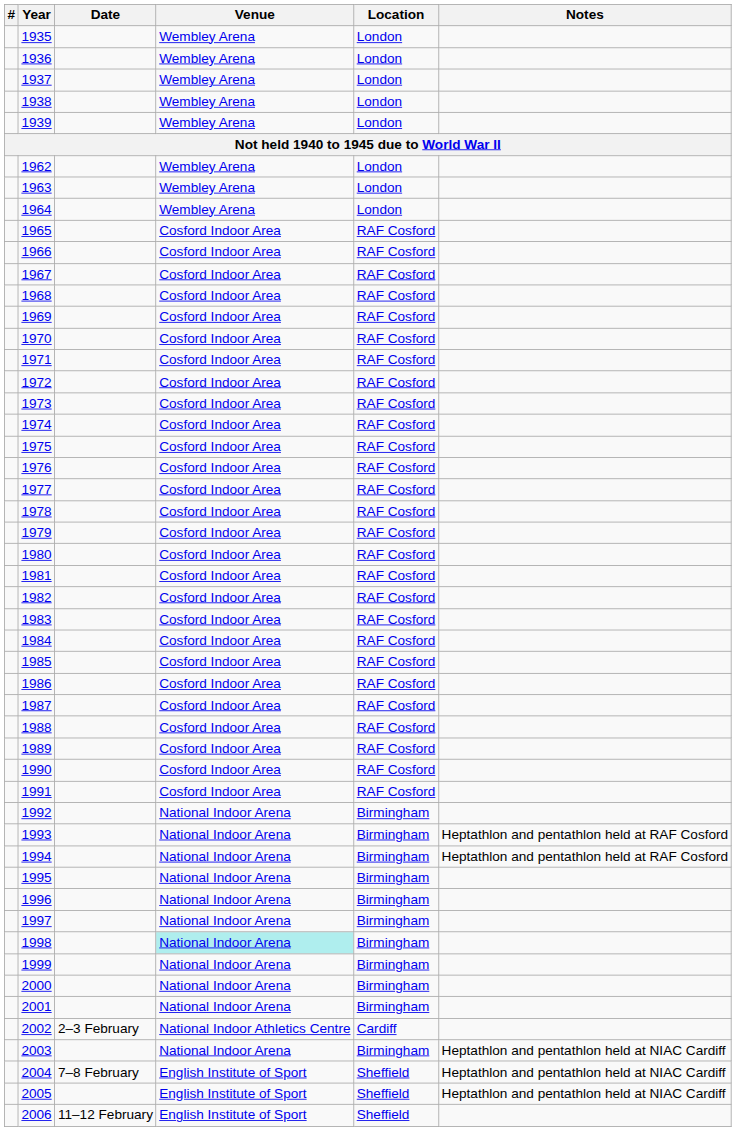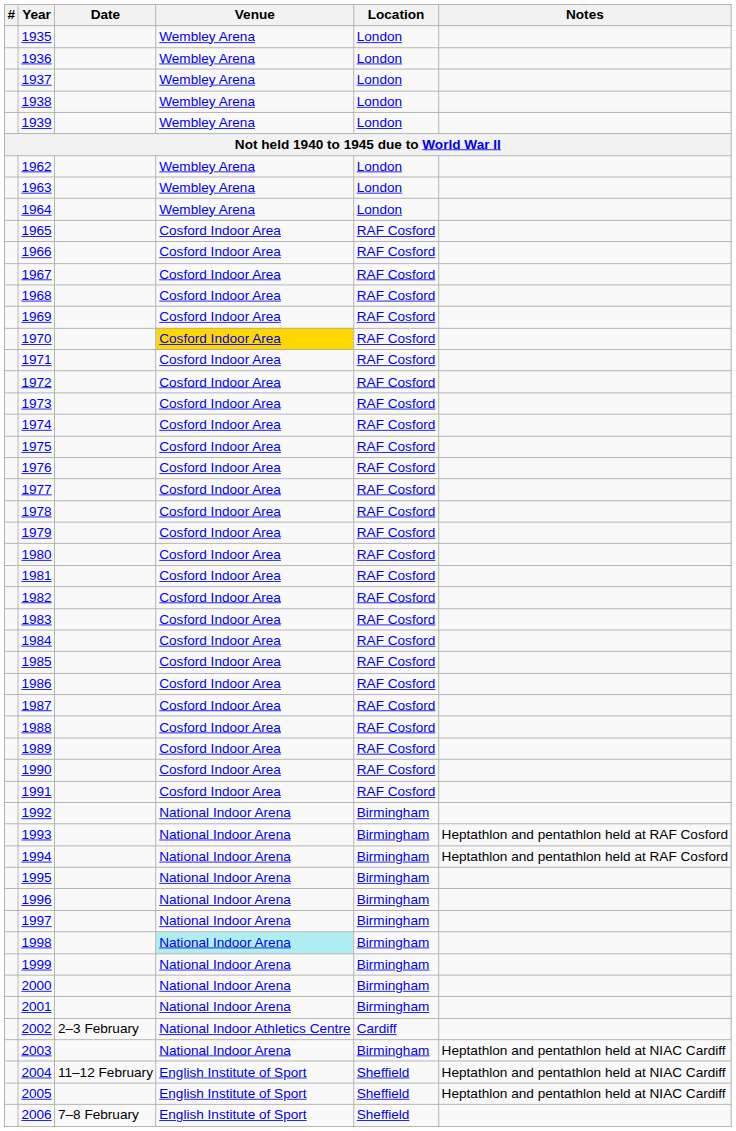(220, 338) no background -> (220, 338) gold background
(98, 1072) 7–8 February -> (105, 1072) 11–12 February
(105, 1115) 11–12 February -> (98, 1115) 7–8 February
